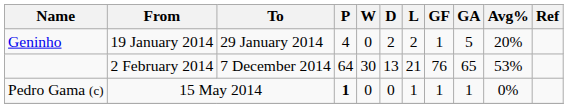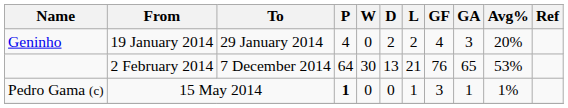(439, 41) 1 -> (439, 41) 4
(469, 41) 5 -> (469, 41) 3
(439, 90) 1 -> (439, 90) 3
(508, 90) 0% -> (508, 90) 1%
